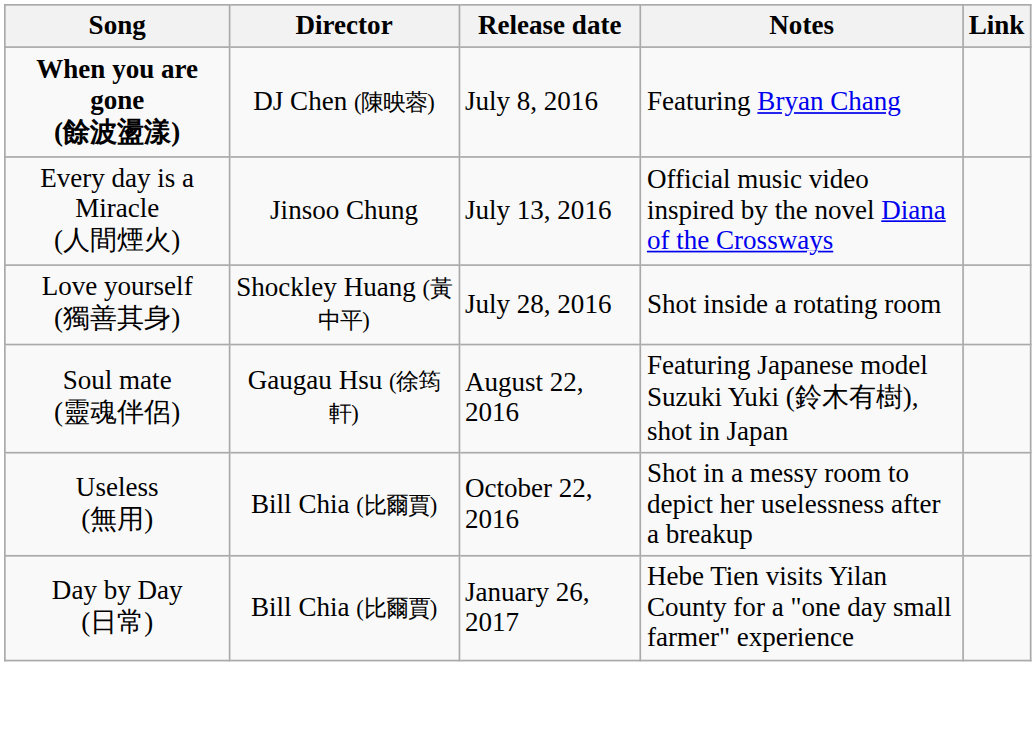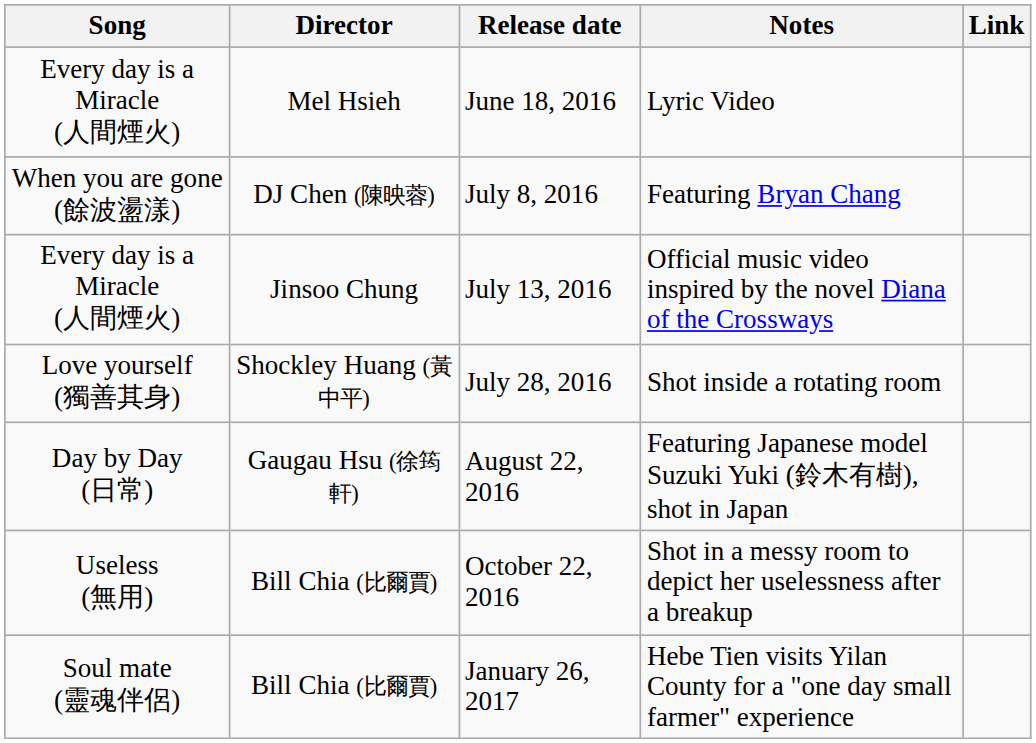+ row: (540, 101)
(117, 100) bold -> (117, 193) normal
(117, 396) Soul mate (靈魂伴侶) -> (117, 474) Day by Day (日常)
(117, 606) Day by Day (日常) -> (117, 684) Soul mate (靈魂伴侶)
